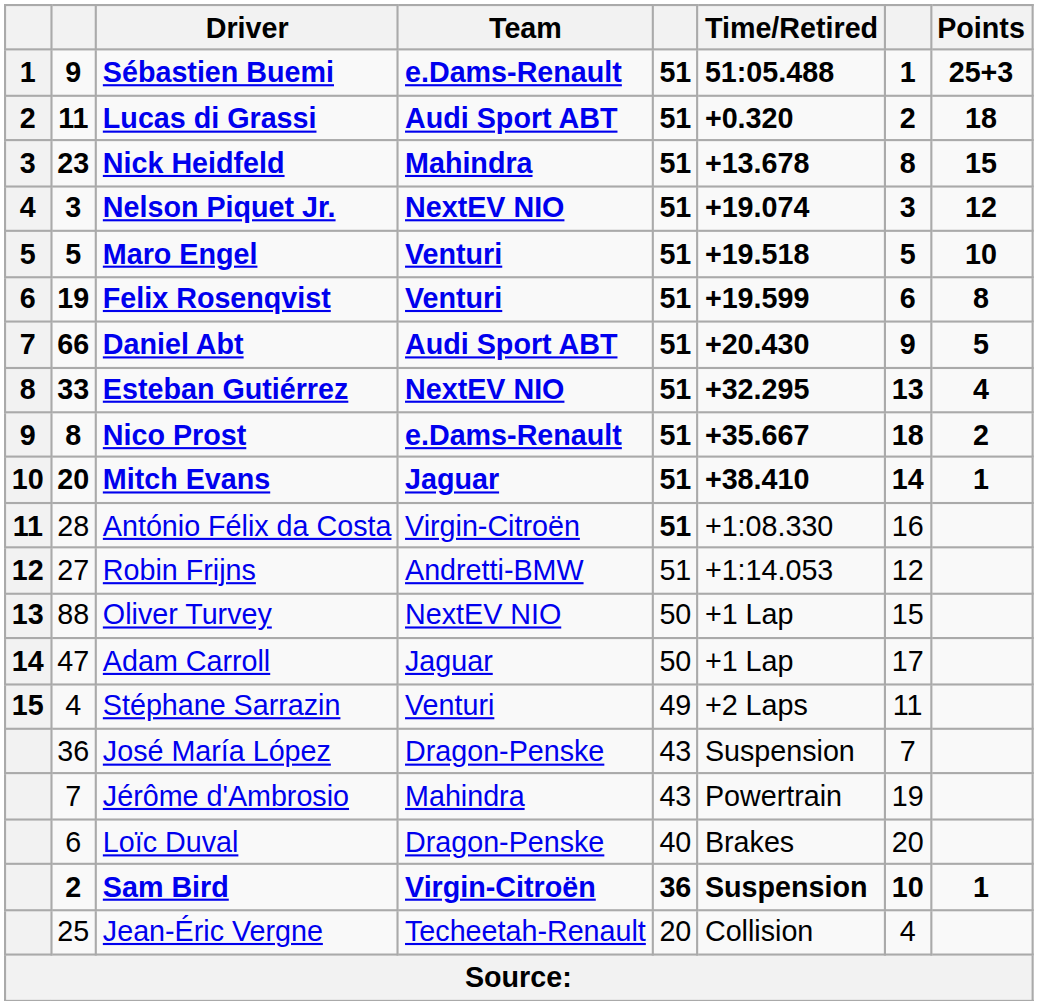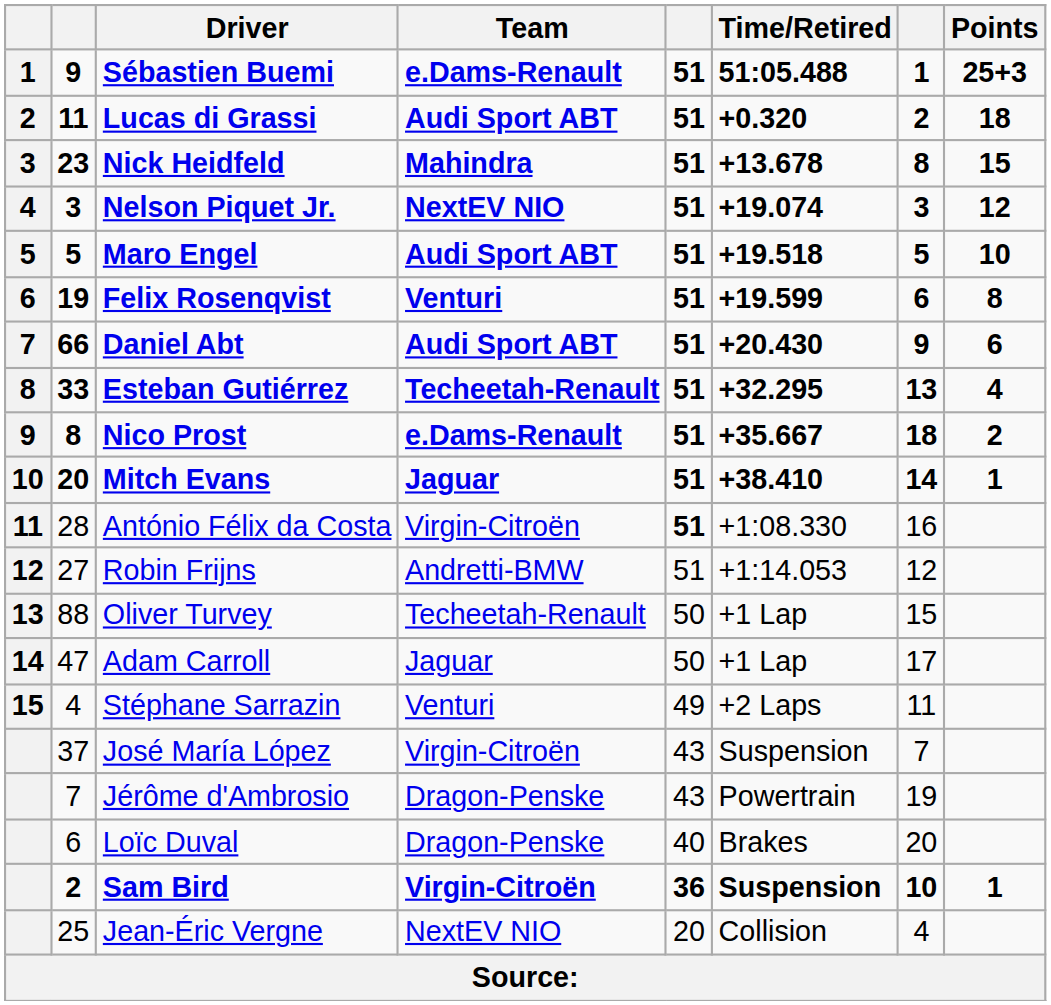(454, 253) Venturi -> (511, 253) Audi Sport ABT
(981, 344) 5 -> (995, 344) 6
(485, 389) NextEV NIO -> (532, 389) Techeetah-Renault
(483, 615) NextEV NIO -> (525, 615) Techeetah-Renault
(73, 751) 36 -> (73, 751) 37
(505, 751) Dragon-Penske -> (492, 751) Virgin-Citroën
(465, 796) Mahindra -> (505, 796) Dragon-Penske
(525, 932) Techeetah-Renault -> (483, 932) NextEV NIO
